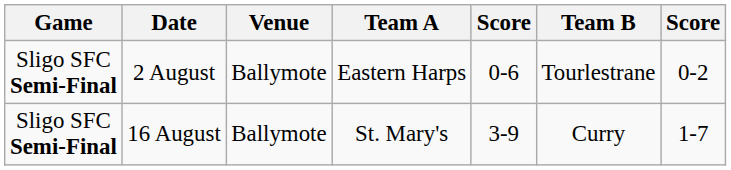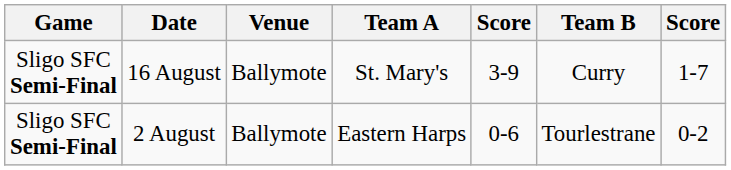rows swapped: (174, 71) <-> (174, 133)
